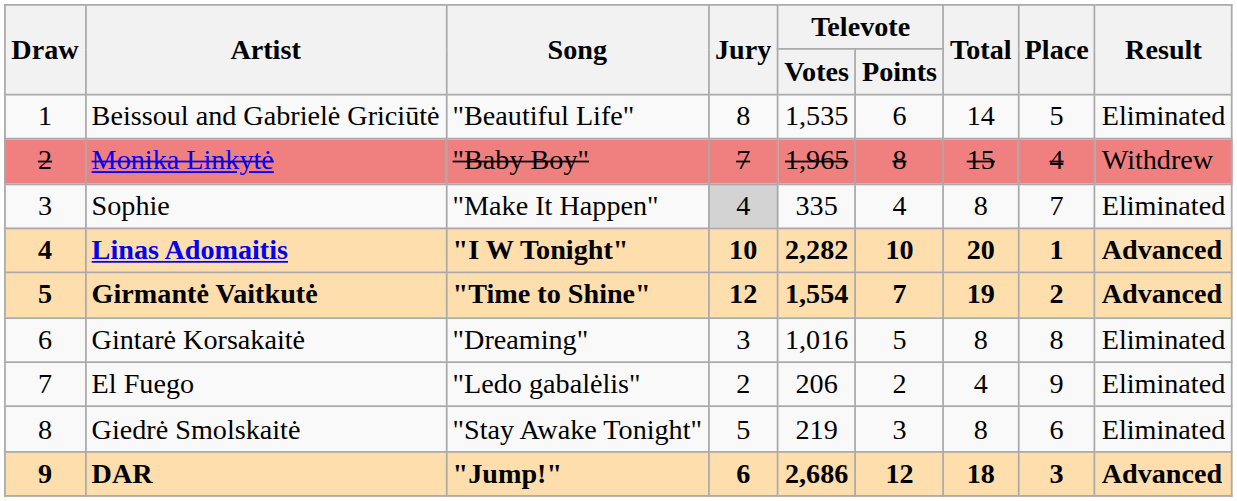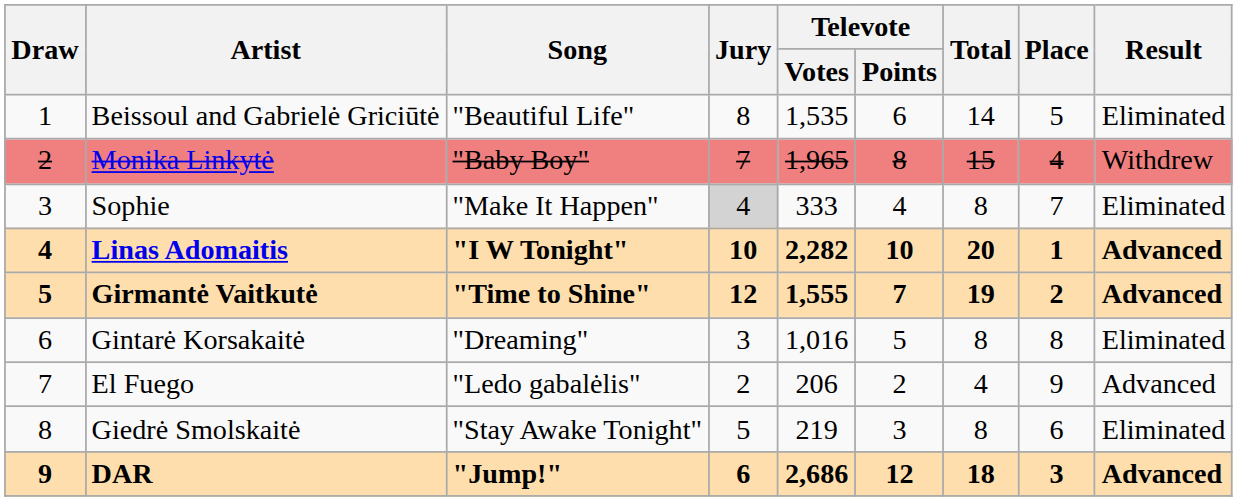(817, 205) 335 -> (817, 205) 333
(817, 294) 1,554 -> (817, 294) 1,555
(1163, 384) Eliminated -> (1159, 384) Advanced
